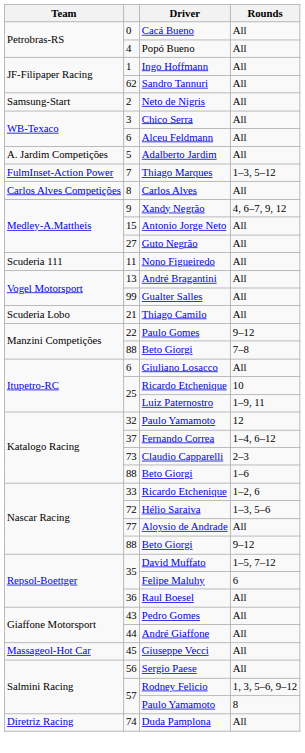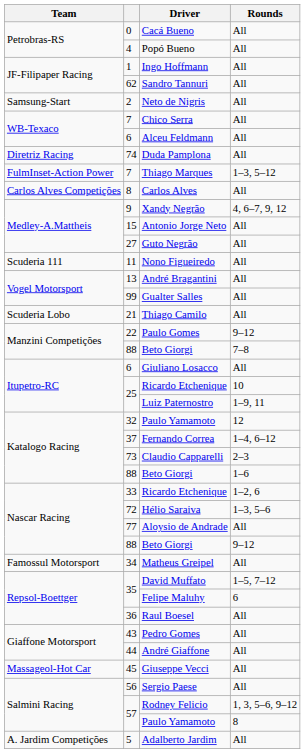(129, 119) 3 -> (129, 119) 7
rows swapped: (57, 154) <-> (40, 721)
+ row: (53, 562)
